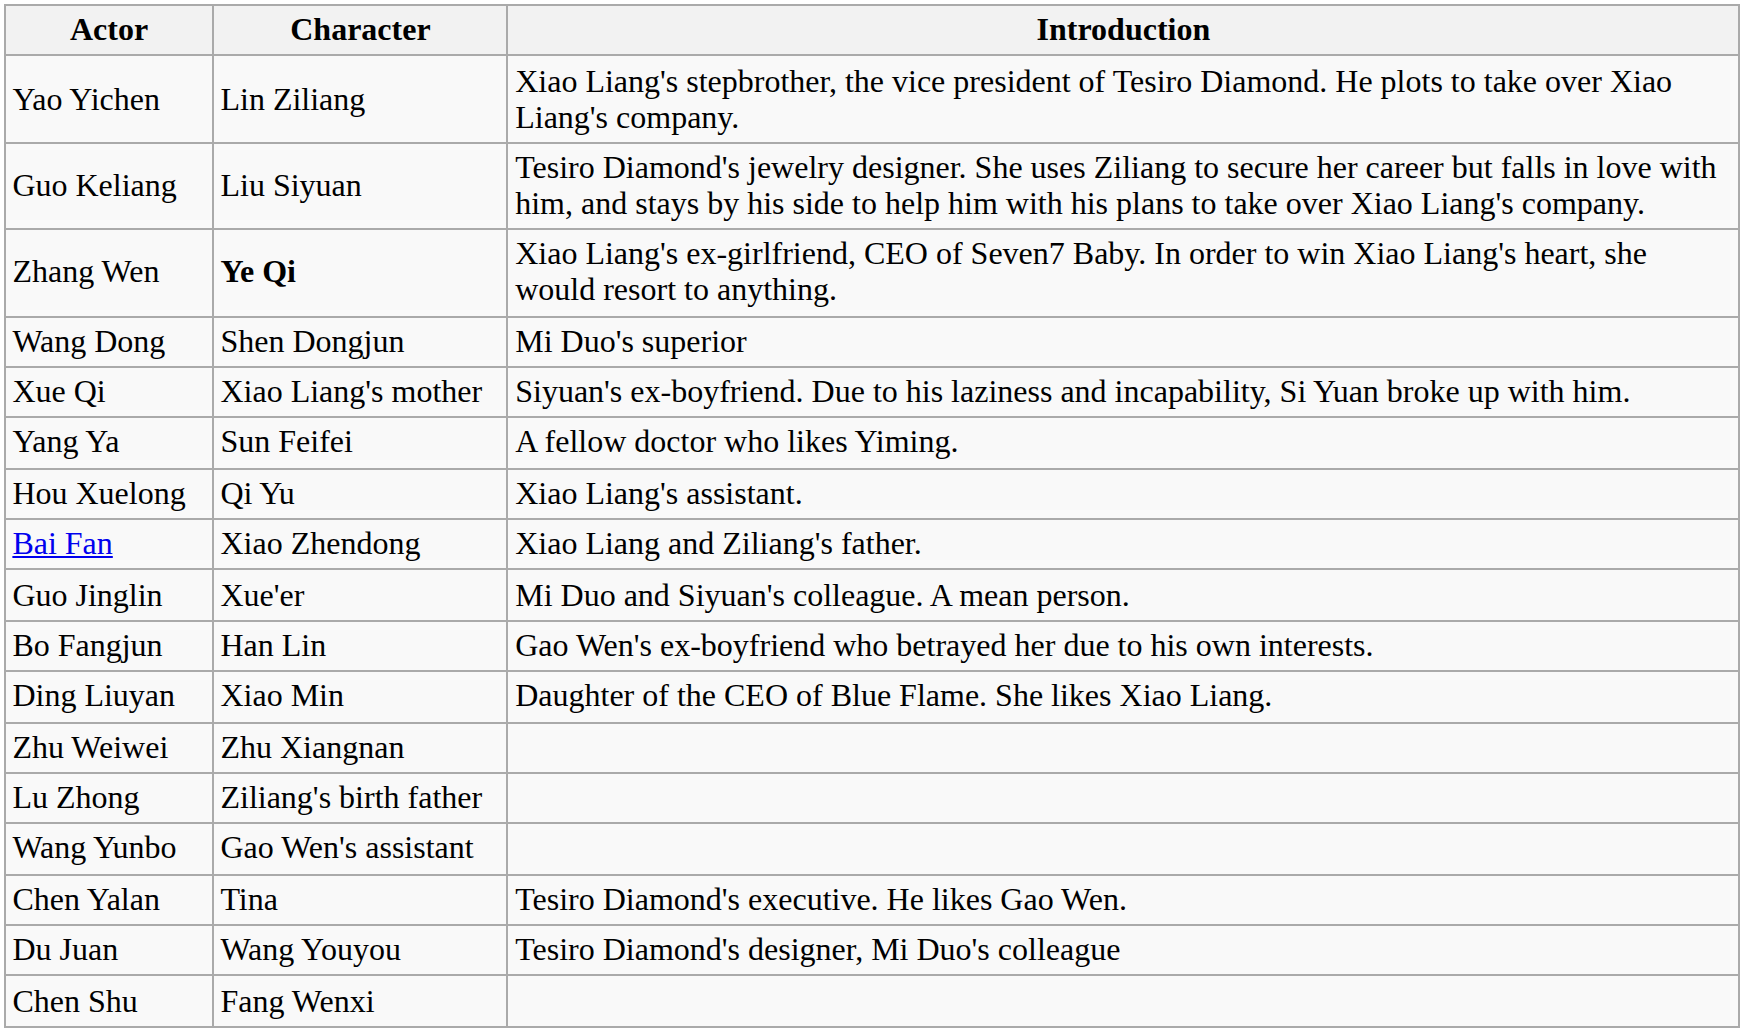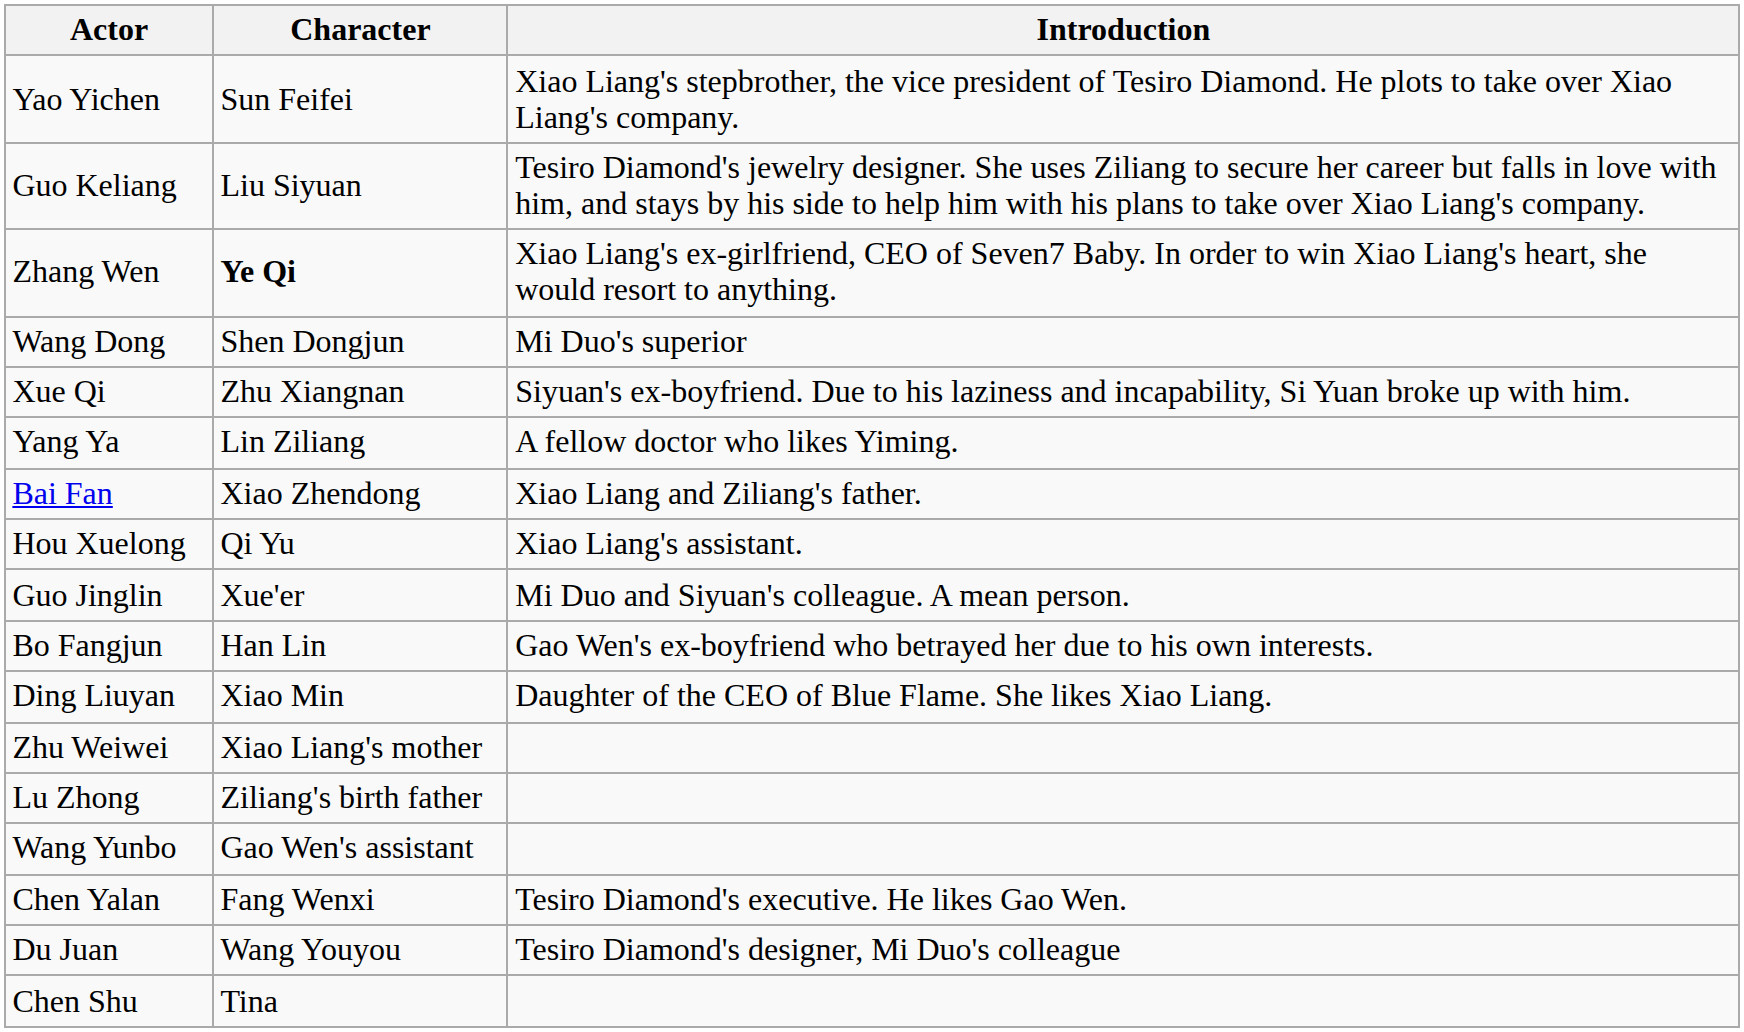(293, 98) Lin Ziliang -> (287, 98) Sun Feifei
(351, 391) Xiao Liang's mother -> (312, 391) Zhu Xiangnan
(287, 442) Sun Feifei -> (293, 442) Lin Ziliang
rows swapped: (63, 543) <-> (99, 493)
(312, 746) Zhu Xiangnan -> (351, 746) Xiao Liang's mother
(249, 899) Tina -> (298, 899) Fang Wenxi
(298, 1000) Fang Wenxi -> (249, 1000) Tina
